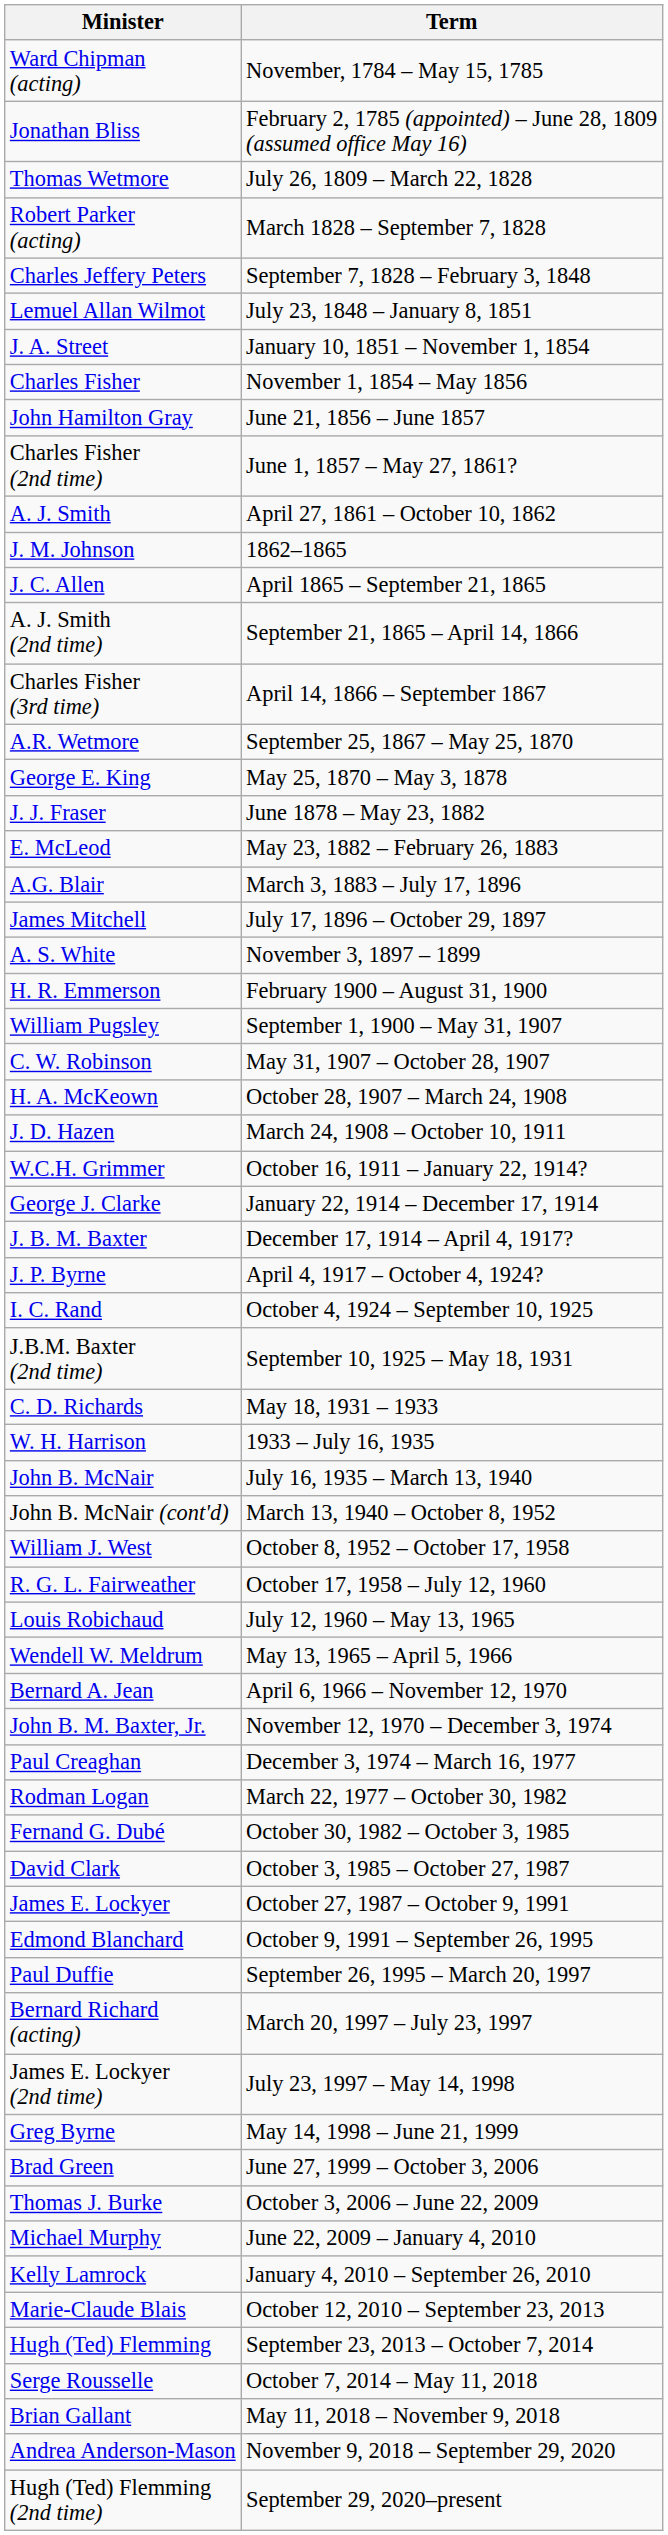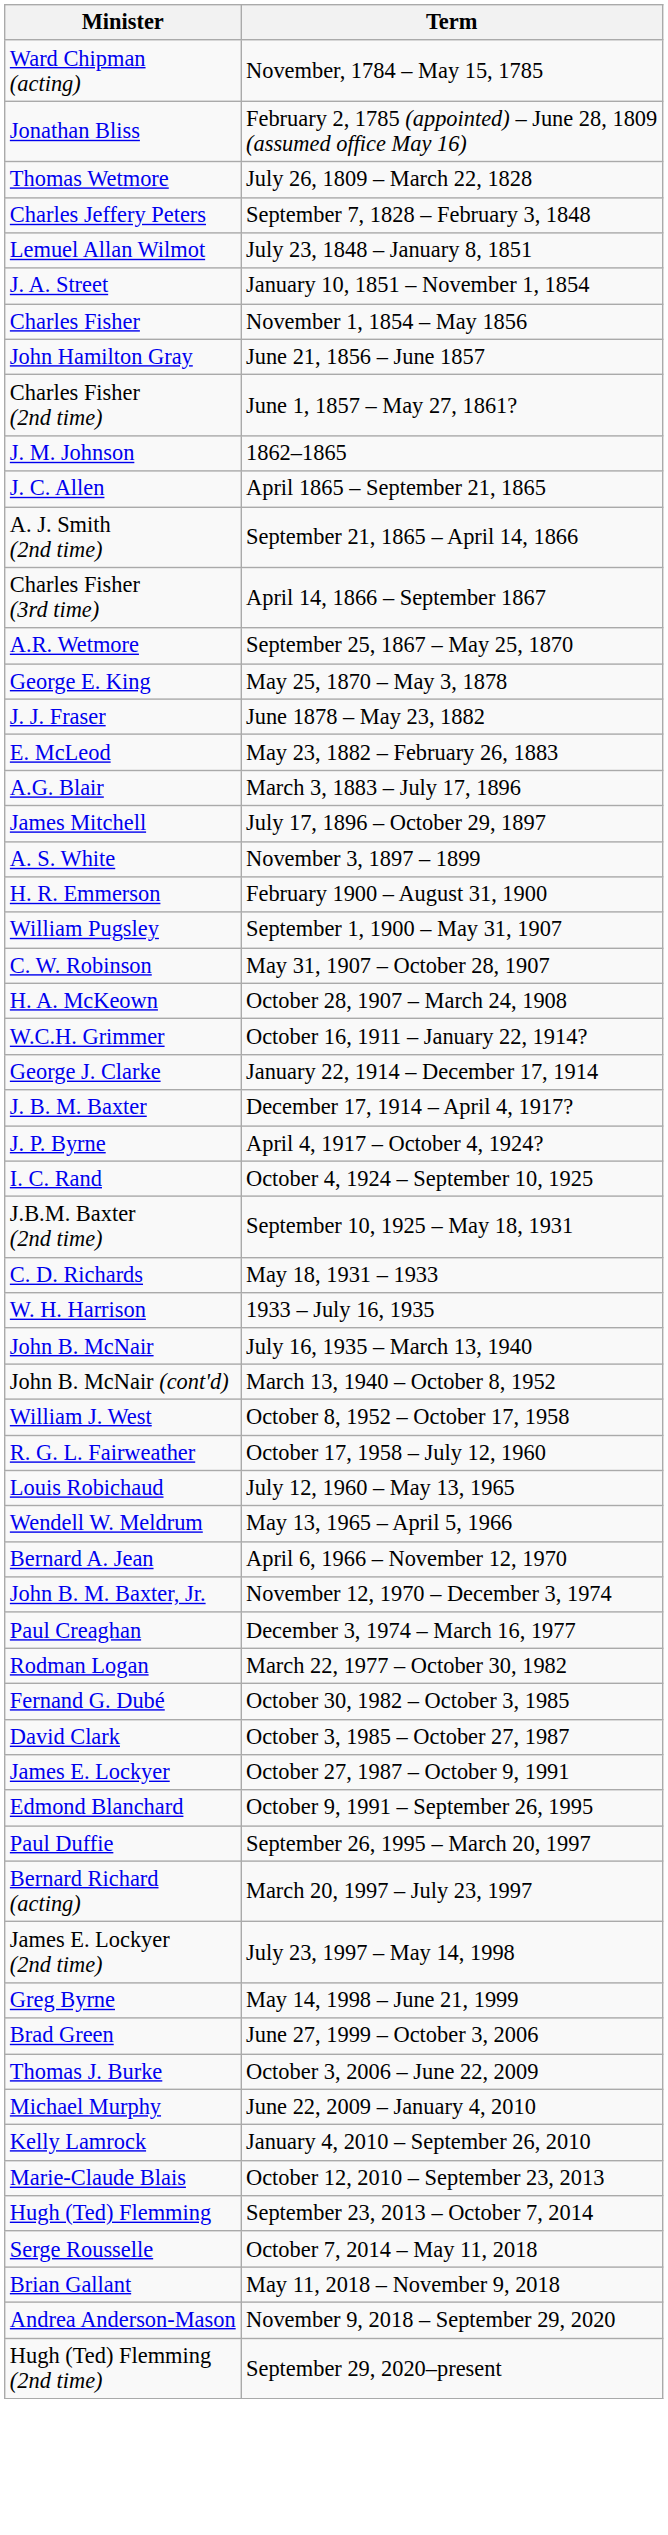- row: (72, 227)
- row: (60, 513)
- row: (62, 1132)
